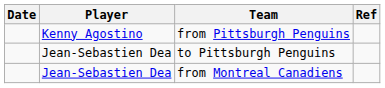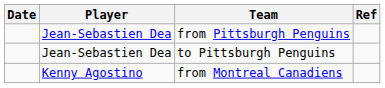(92, 34) Kenny Agostino -> (107, 34) Jean-Sebastien Dea
(107, 73) Jean-Sebastien Dea -> (92, 73) Kenny Agostino
